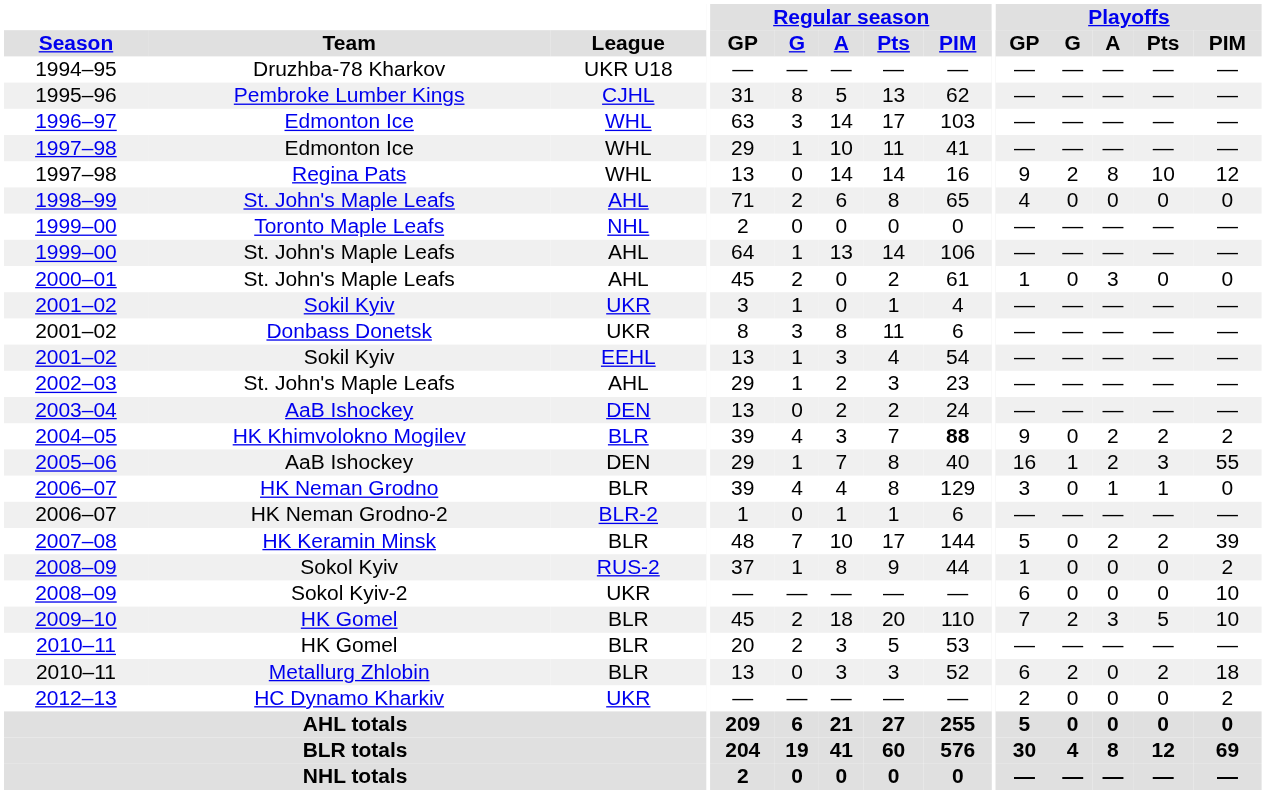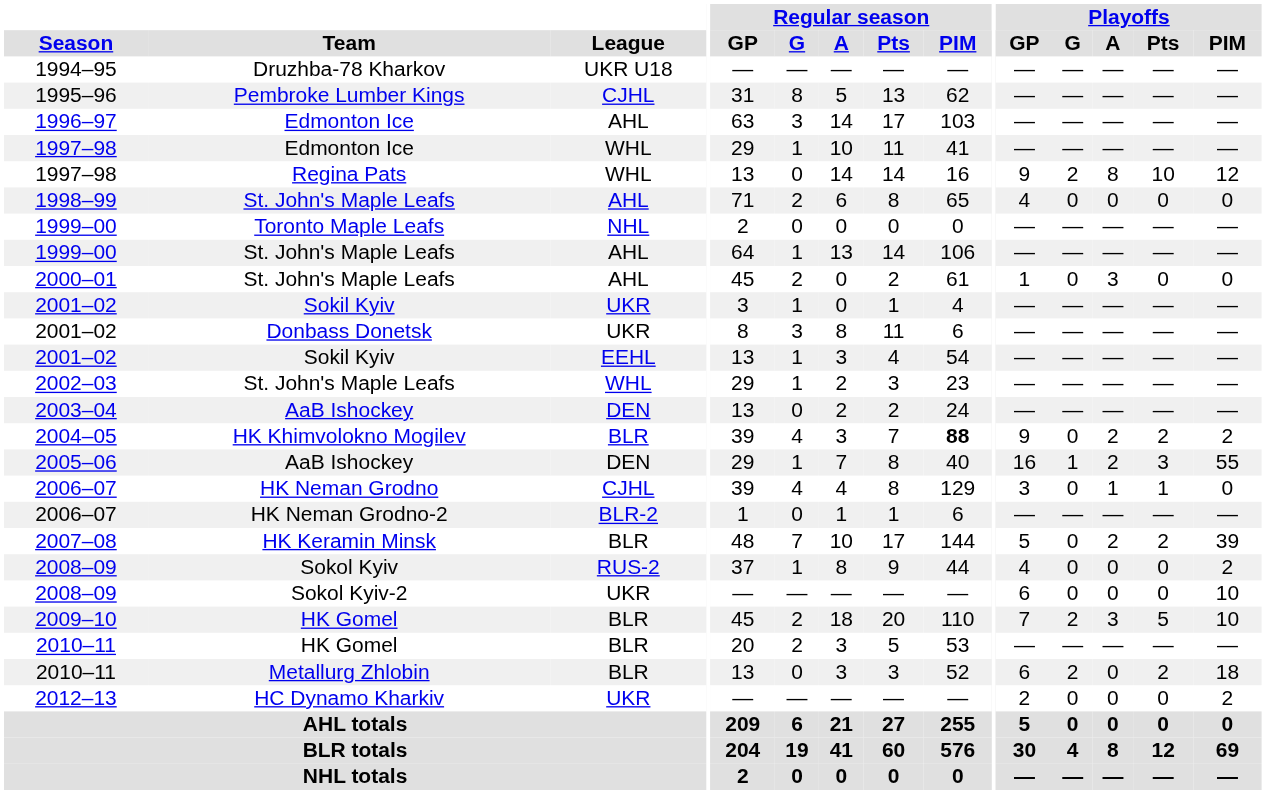(628, 121) WHL -> (628, 121) AHL
(628, 383) AHL -> (628, 383) WHL
(628, 488) BLR -> (628, 488) CJHL
(1024, 567) 1 -> (1024, 567) 4
